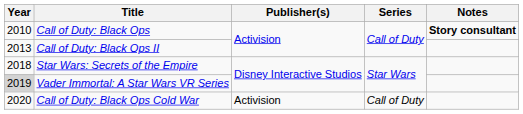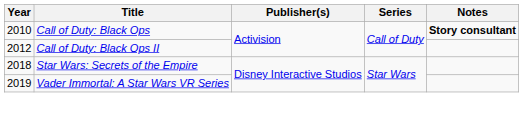(19, 48) 2013 -> (19, 48) 2012
(19, 83) lightgrey background -> (19, 83) no background
- row: (118, 100)
